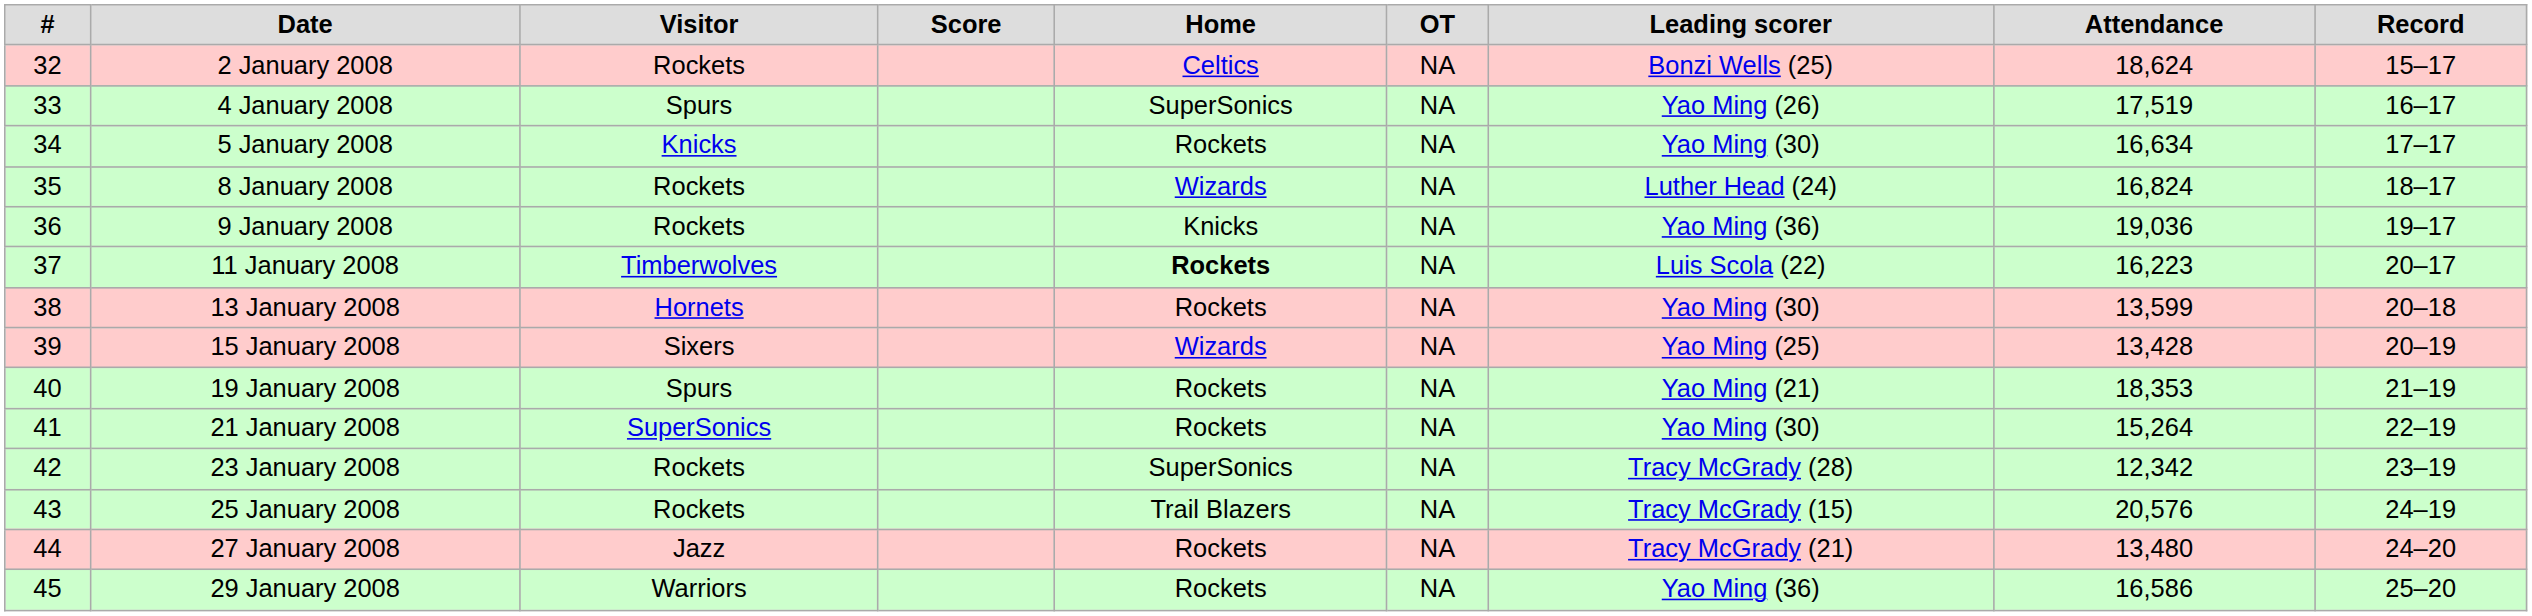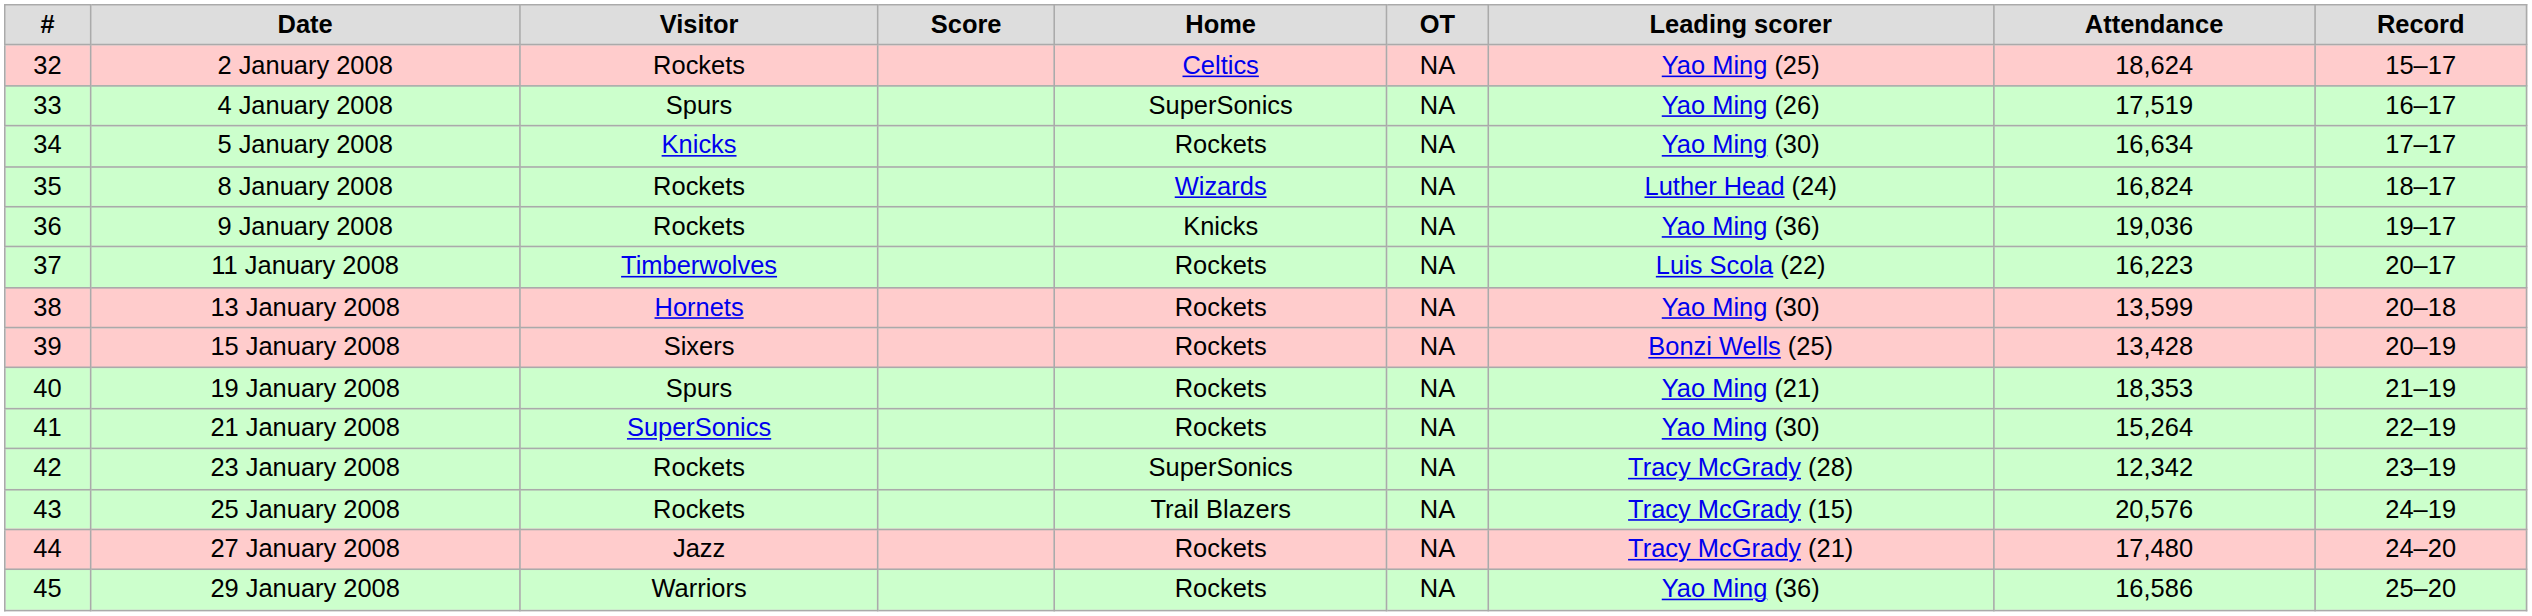(1741, 65) Bonzi Wells (25) -> (1741, 65) Yao Ming (25)
(1221, 266) bold -> (1221, 266) normal
(1221, 347) Wizards -> (1221, 347) Rockets
(1741, 347) Yao Ming (25) -> (1741, 347) Bonzi Wells (25)
(2154, 549) 13,480 -> (2154, 549) 17,480
